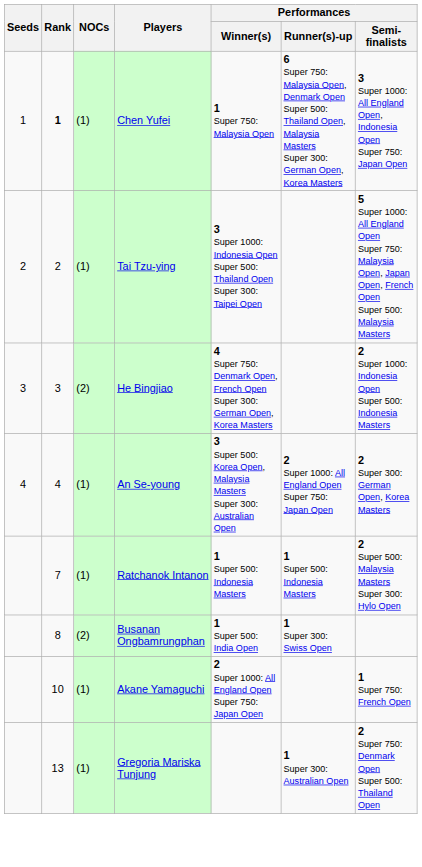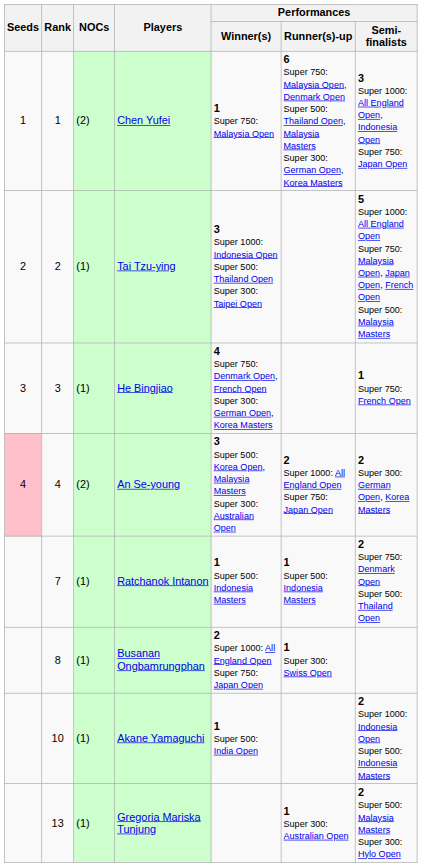(58, 121) bold -> (58, 121) normal
(83, 121) (1) -> (83, 121) (2)
(83, 388) (2) -> (83, 388) (1)
(383, 388) 2 Super 1000: Indonesia Open Super 500: Indonesia Masters -> (384, 388) 1 Super 750: French Open
(23, 484) no background -> (23, 484) pink background
(83, 484) (1) -> (83, 484) (2)
(380, 575) 2 Super 500: Malaysia Masters Super 300: Hylo Open -> (380, 581) 2 Super 750: Denmark Open Super 500: Thailand Open
(83, 635) (2) -> (83, 660) (1)
(236, 635) 1 Super 500: India Open -> (244, 660) 2 Super 1000: All England Open Super 750: Japan Open
(244, 689) 2 Super 1000: All England Open Super 750: Japan Open -> (236, 738) 1 Super 500: India Open
(384, 689) 1 Super 750: French Open -> (383, 738) 2 Super 1000: Indonesia Open Super 500: Indonesia Masters
(380, 768) 2 Super 750: Denmark Open Super 500: Thailand Open -> (380, 823) 2 Super 500: Malaysia Masters Super 300: Hylo Open
